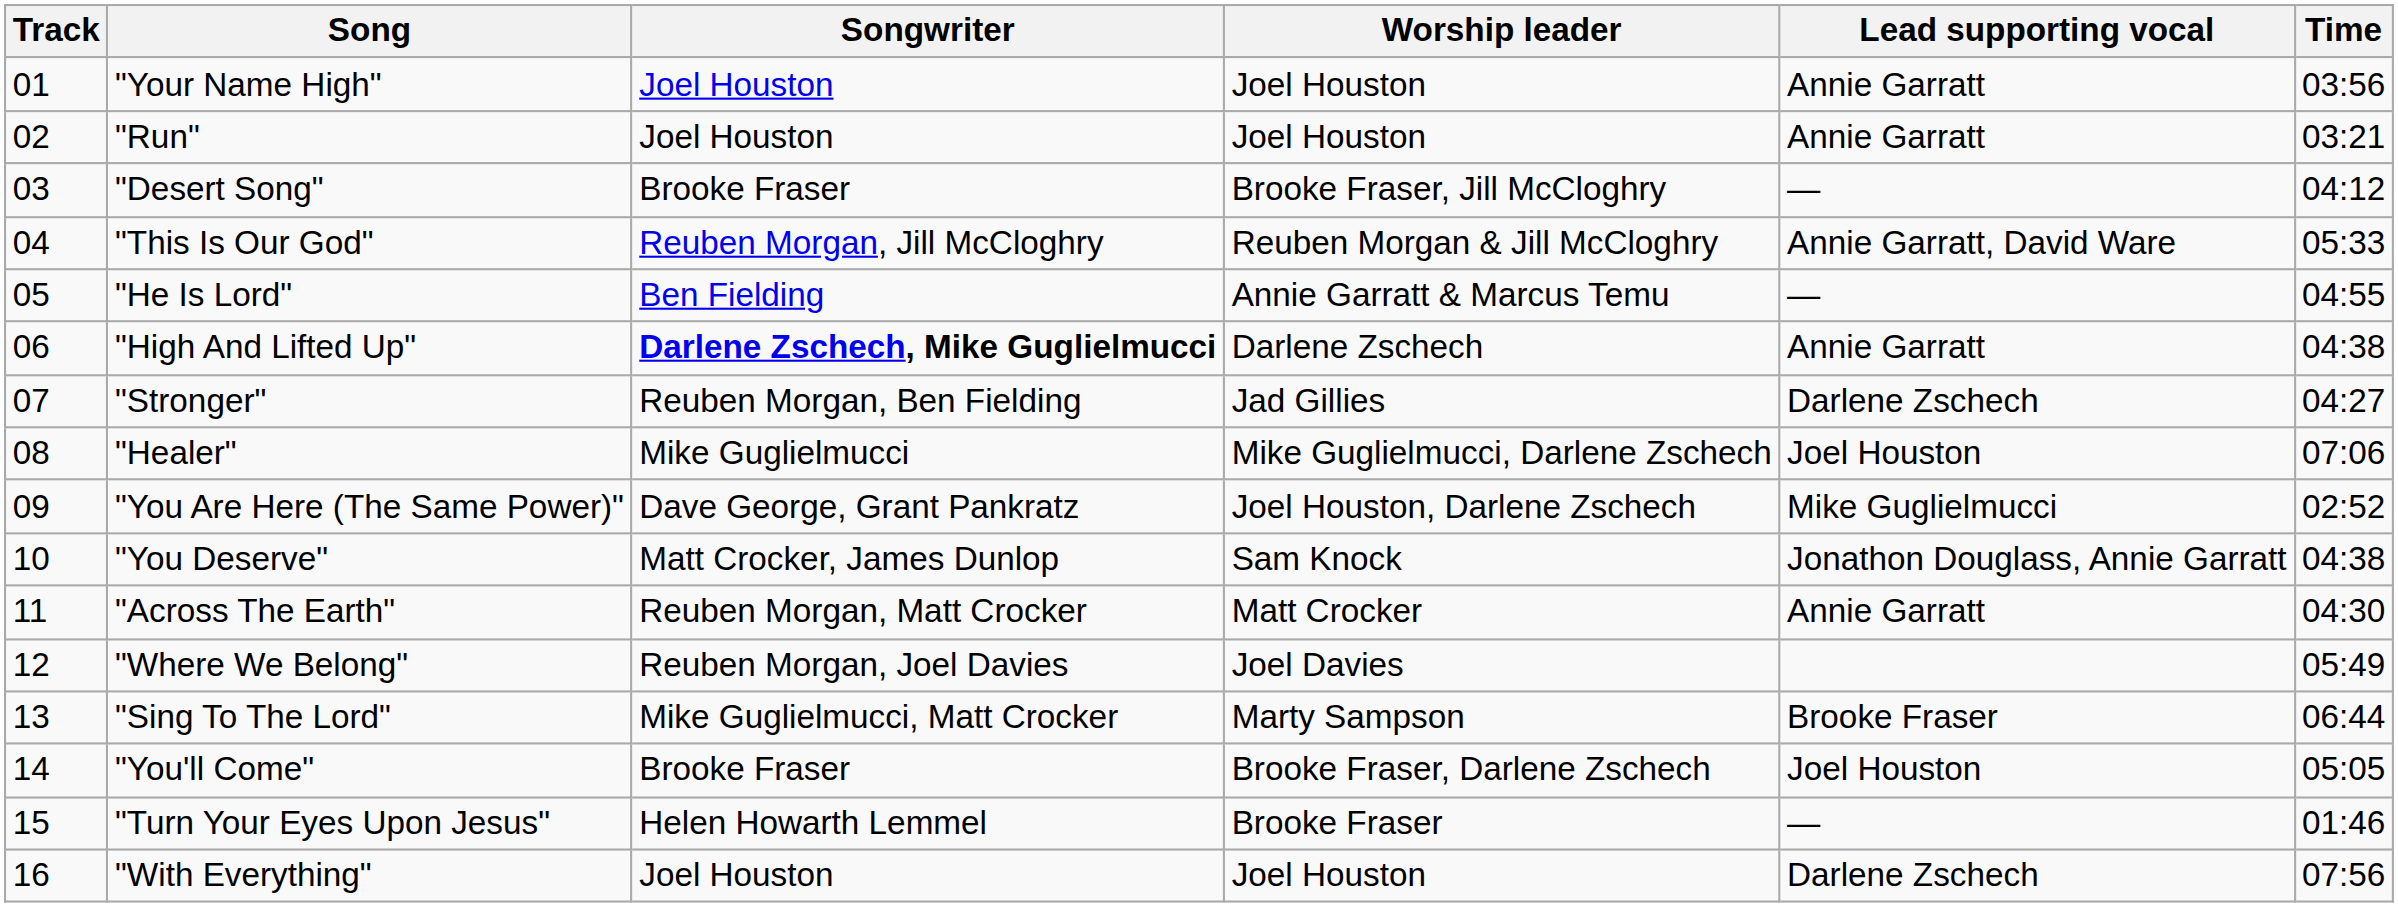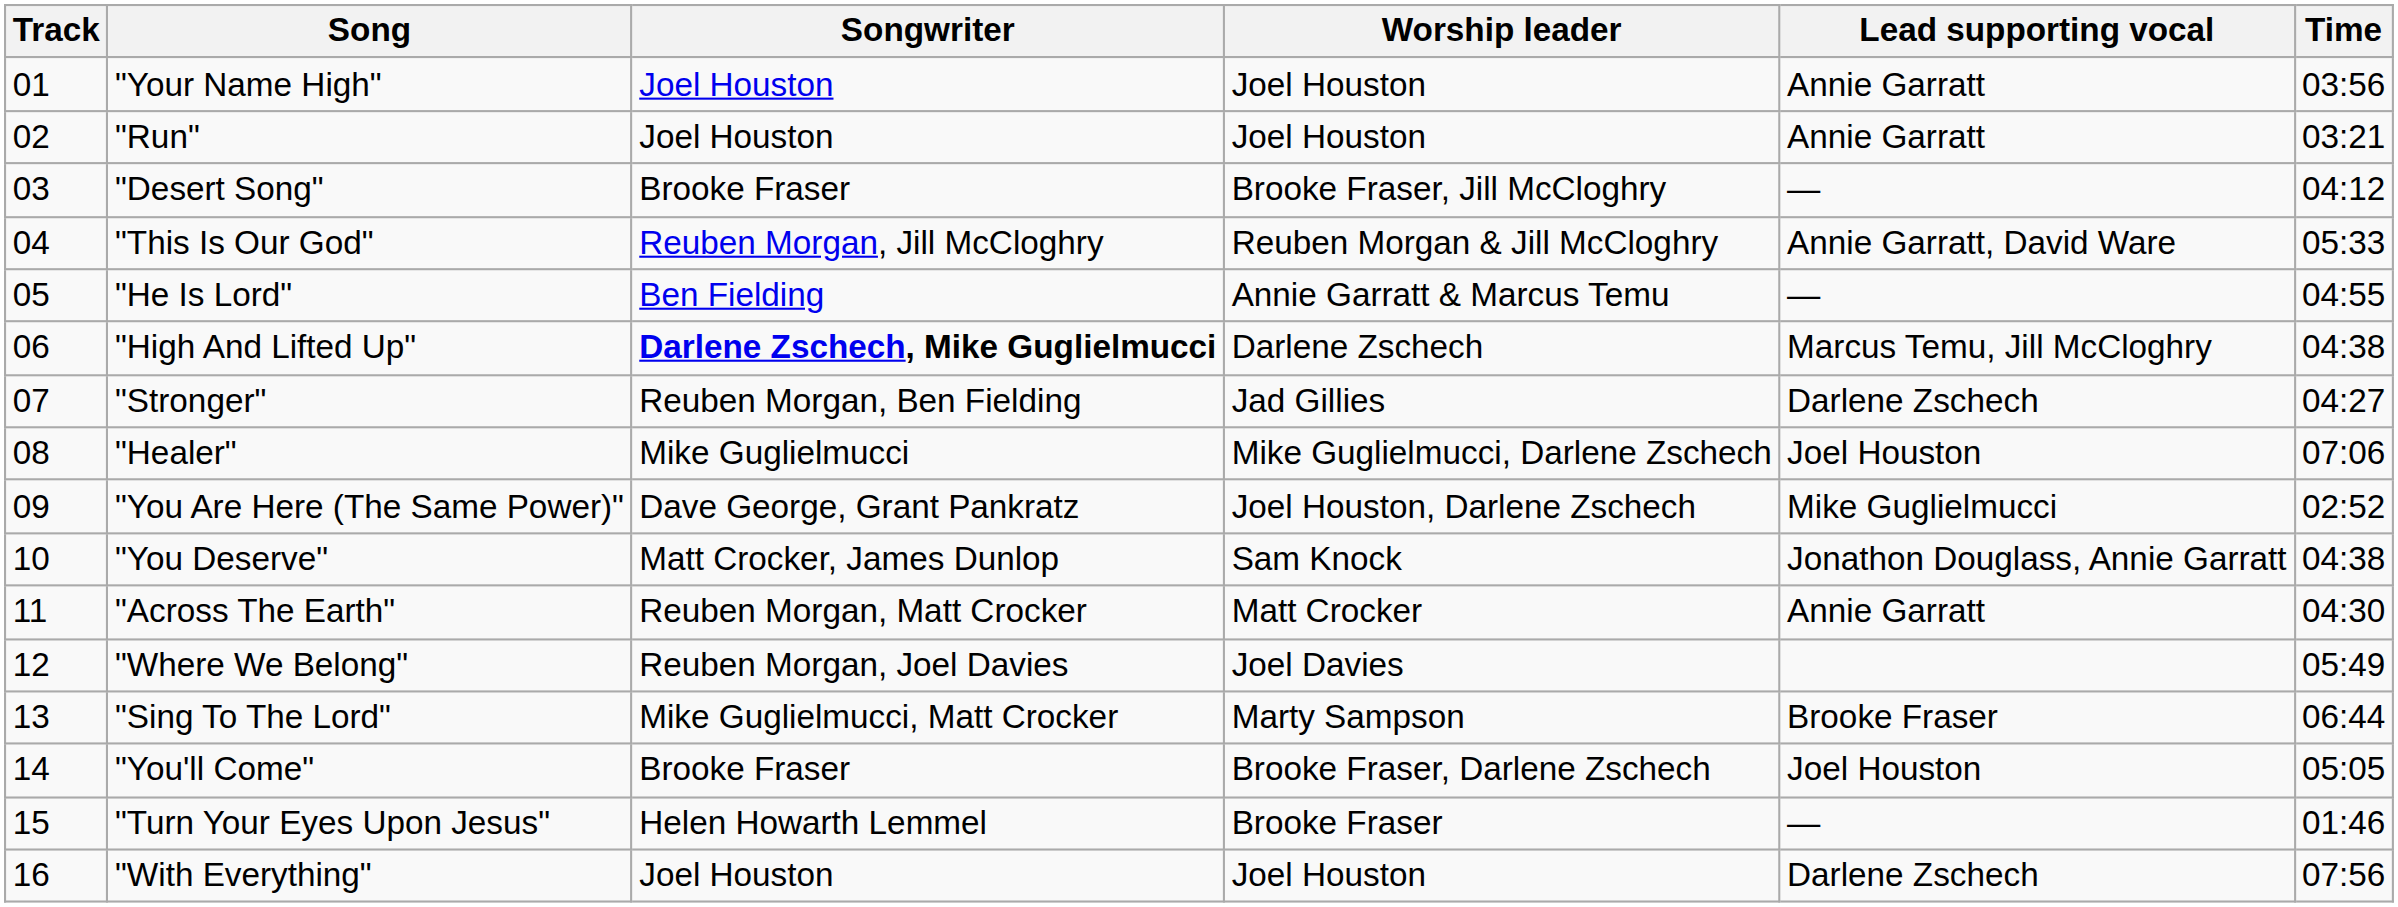(1886, 347) Annie Garratt -> (1999, 347) Marcus Temu, Jill McCloghry
